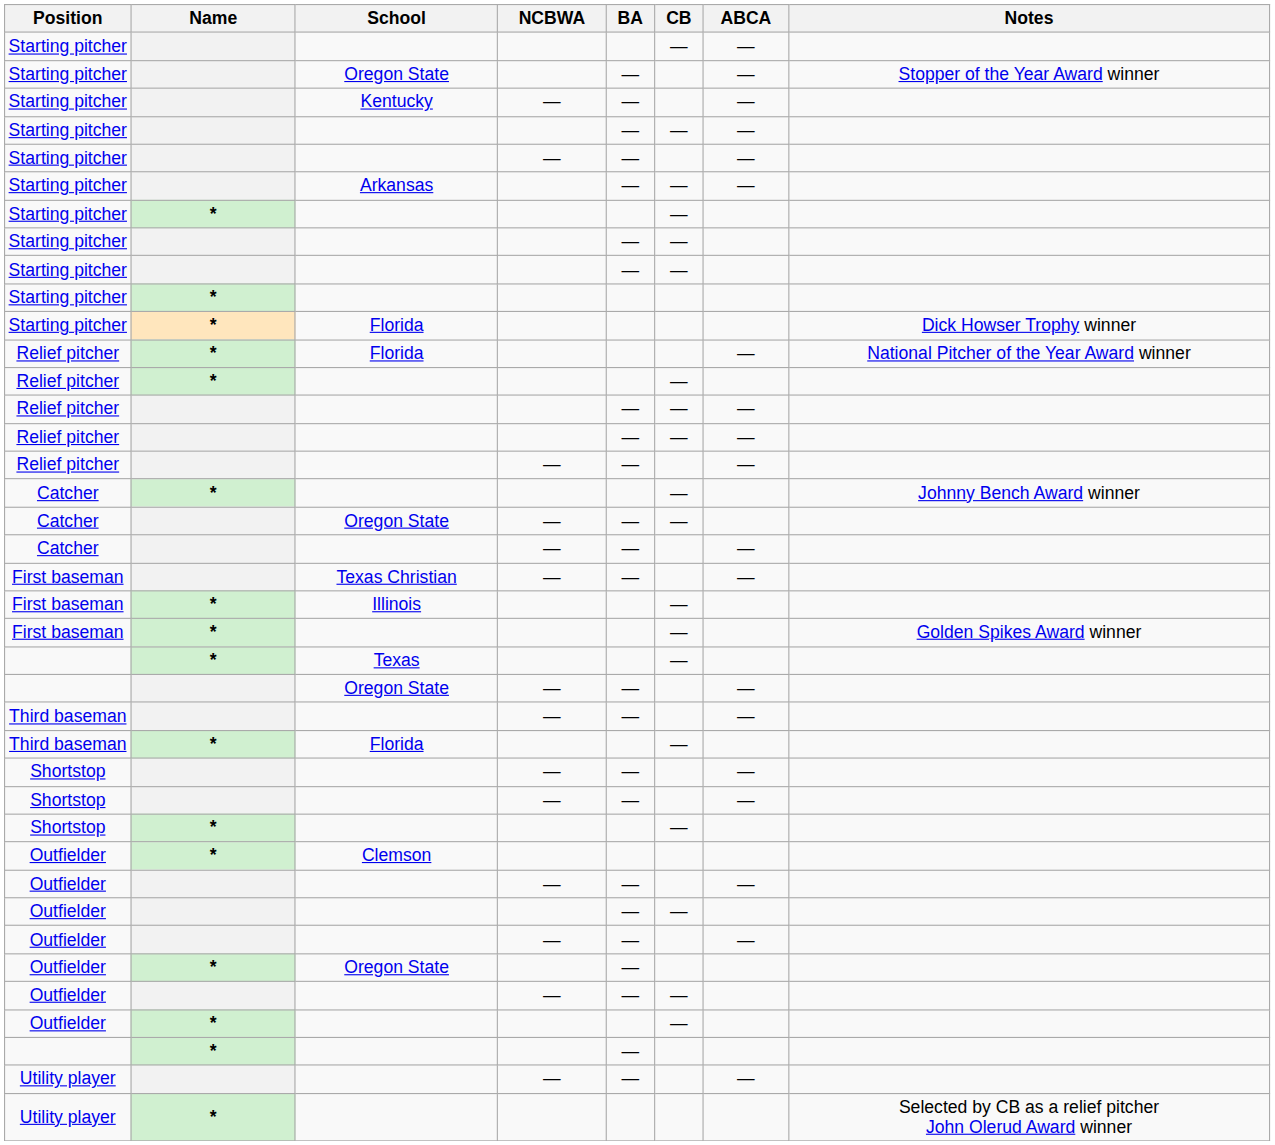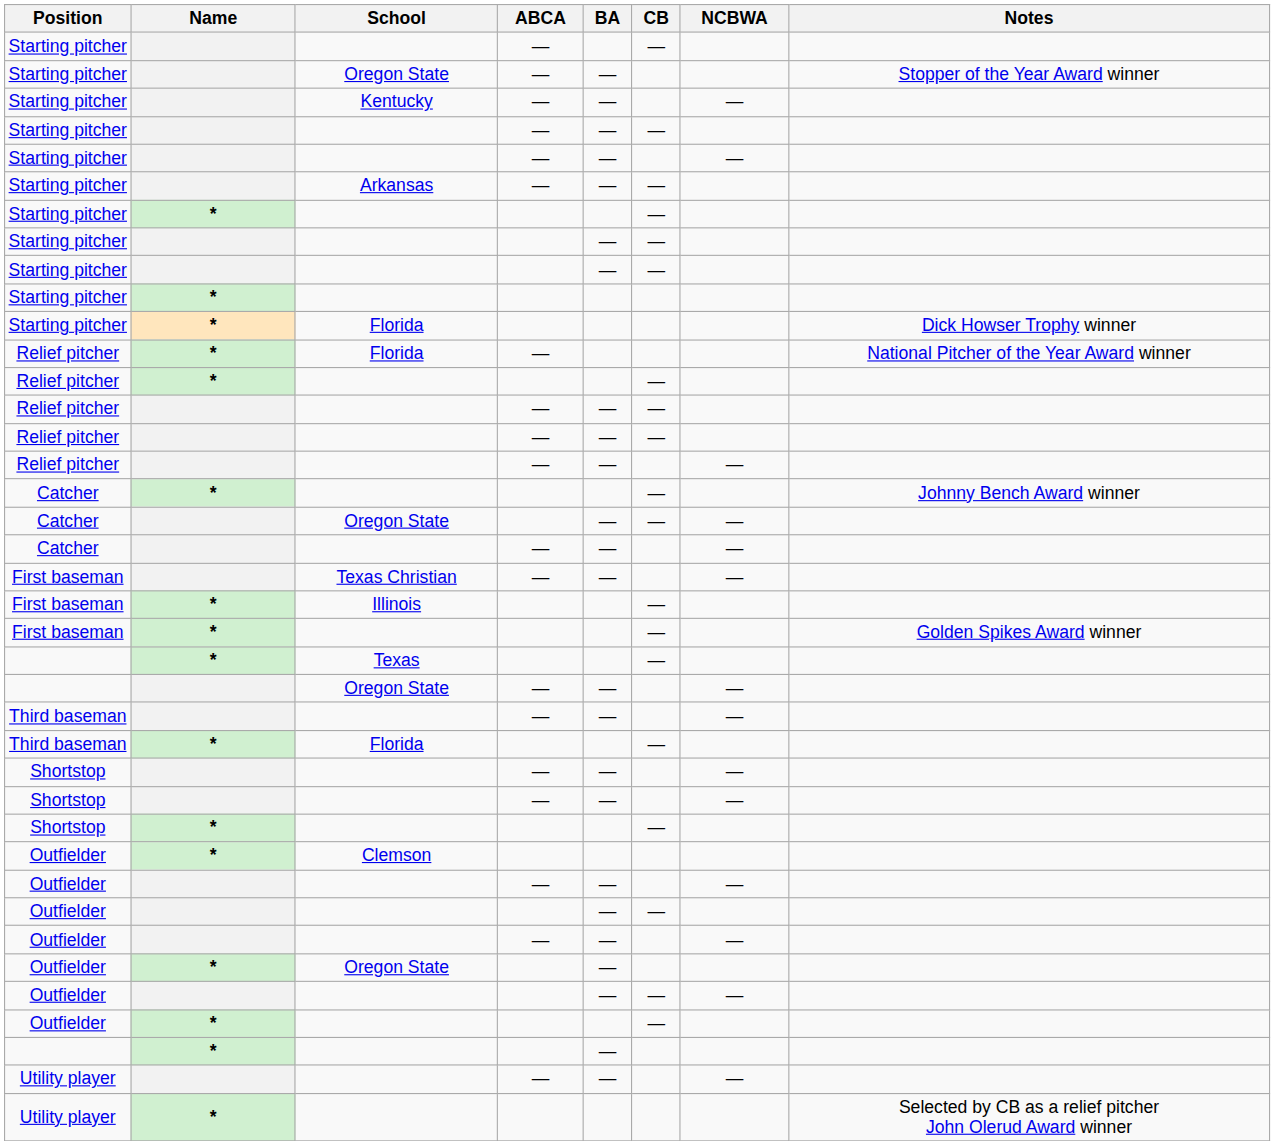columns swapped: (746, 18) <-> (552, 18)
